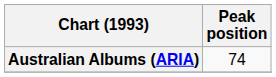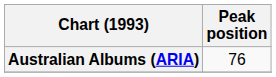(237, 59) 74 -> (237, 59) 76
